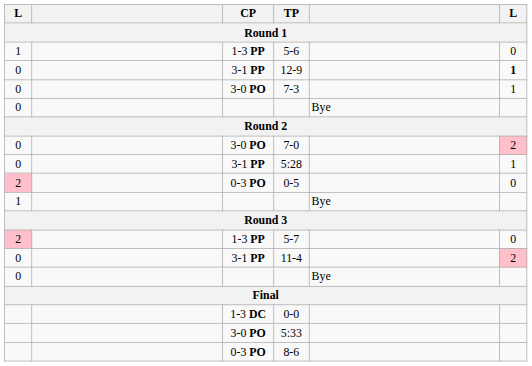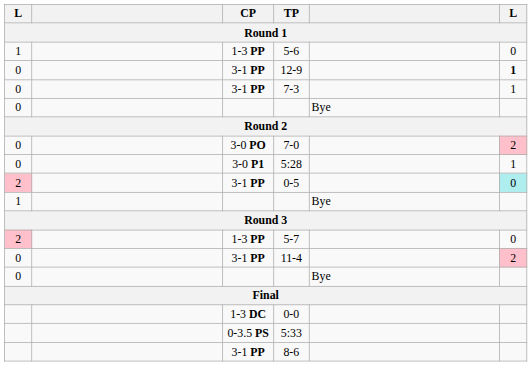(248, 88) 3-0 PO -> (248, 88) 3-1 PP
(248, 164) 3-1 PP -> (248, 164) 3-0 P1
(248, 182) 0-3 PO -> (248, 182) 3-1 PP
(513, 182) no background -> (513, 182) paleturquoise background
(248, 333) 3-0 PO -> (248, 333) 0-3.5 PS
(248, 351) 0-3 PO -> (248, 351) 3-1 PP
